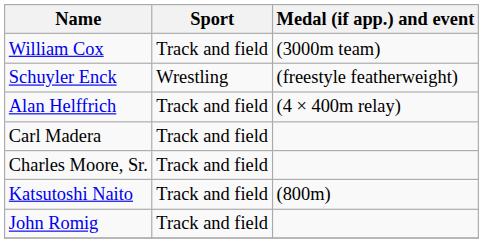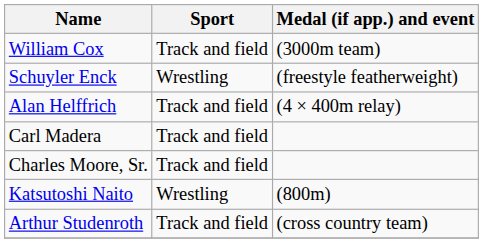(212, 194) Track and field -> (192, 194) Wrestling
- row: (54, 223)
+ row: (76, 223)
